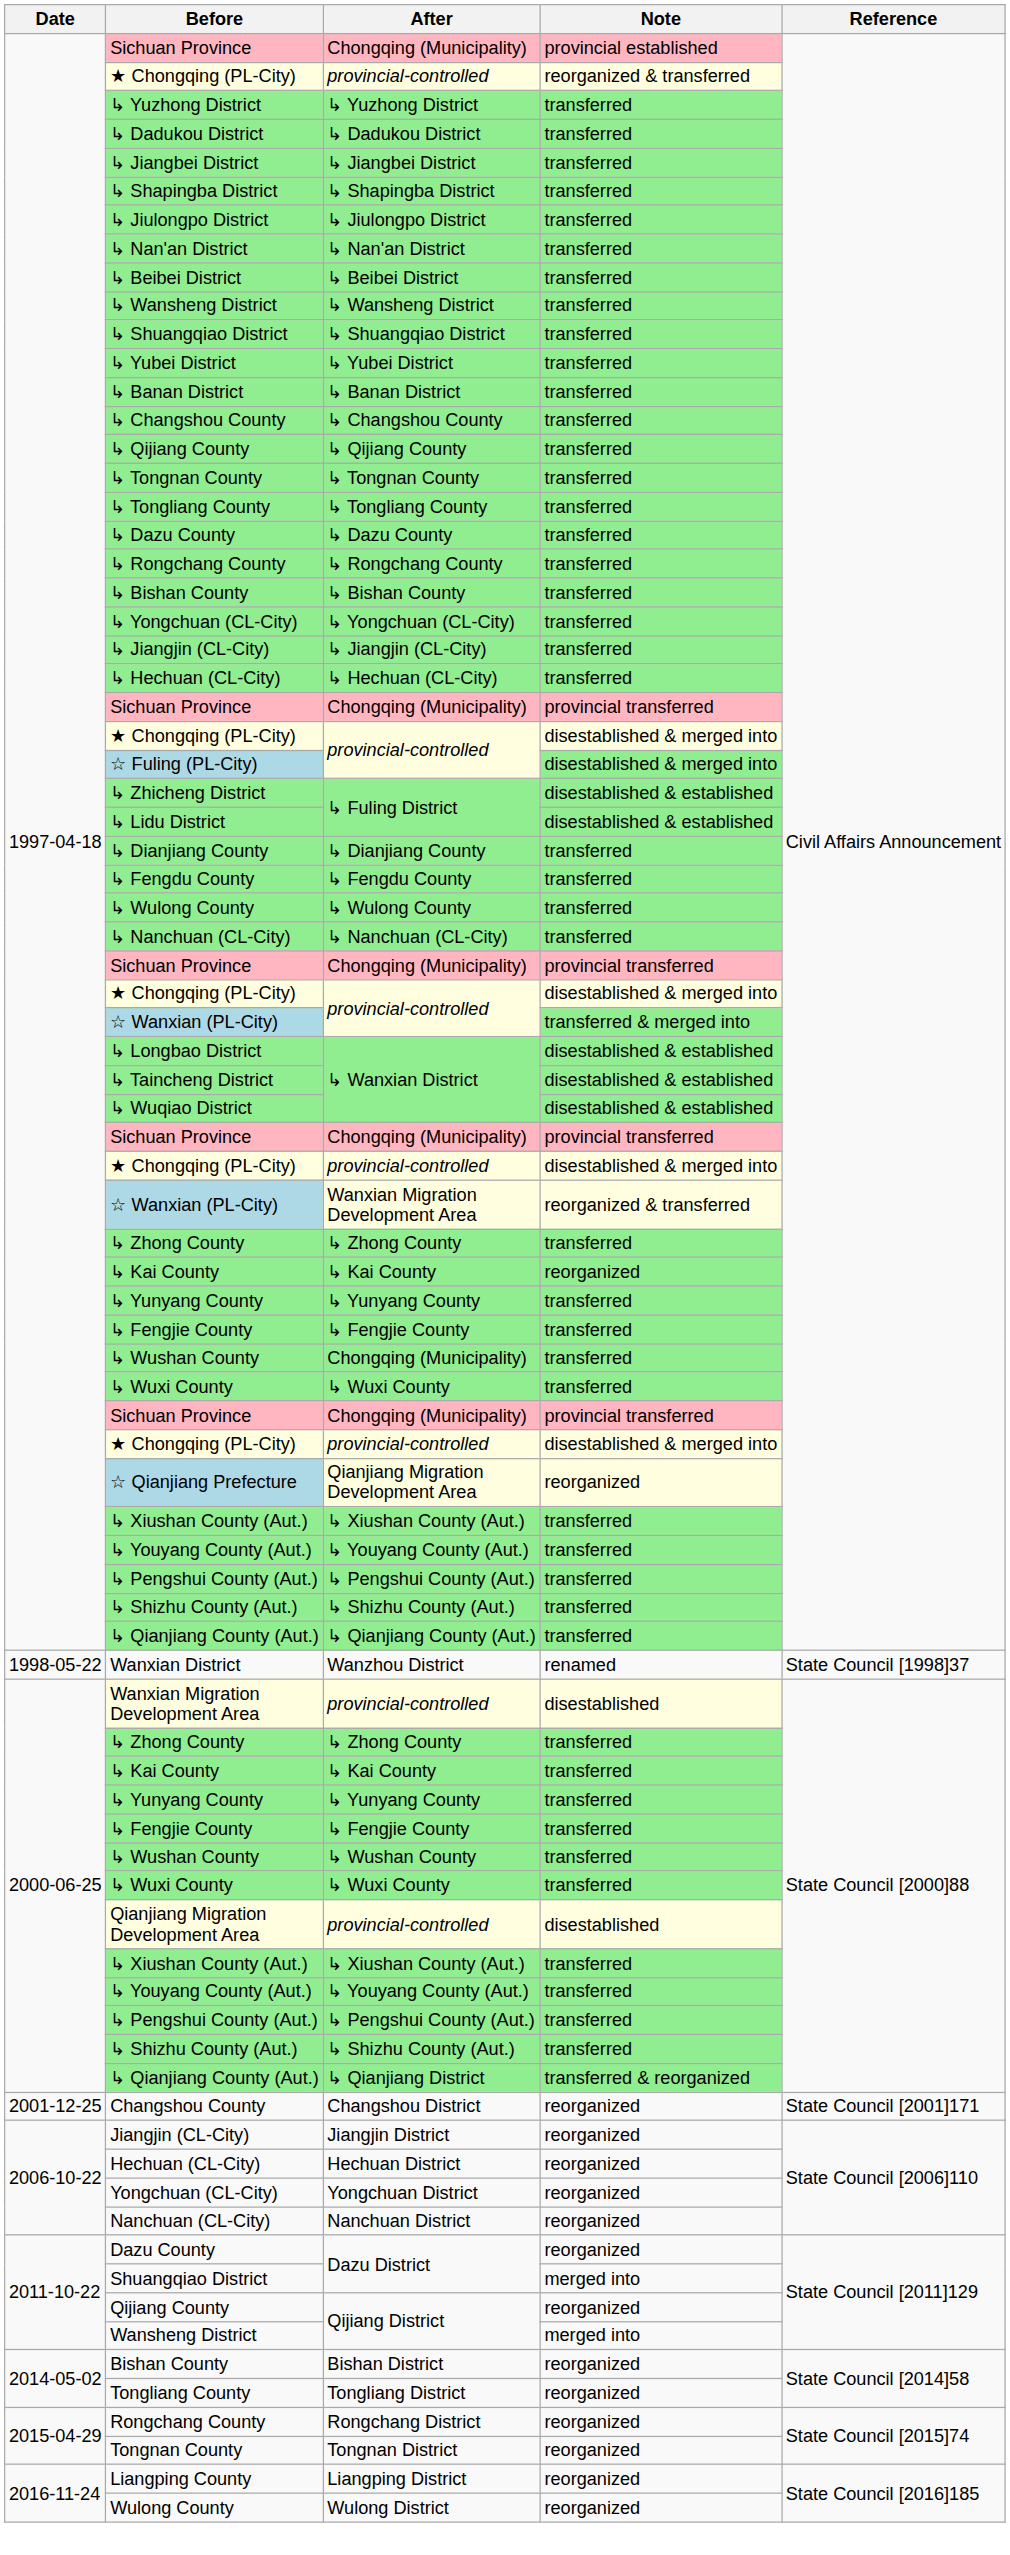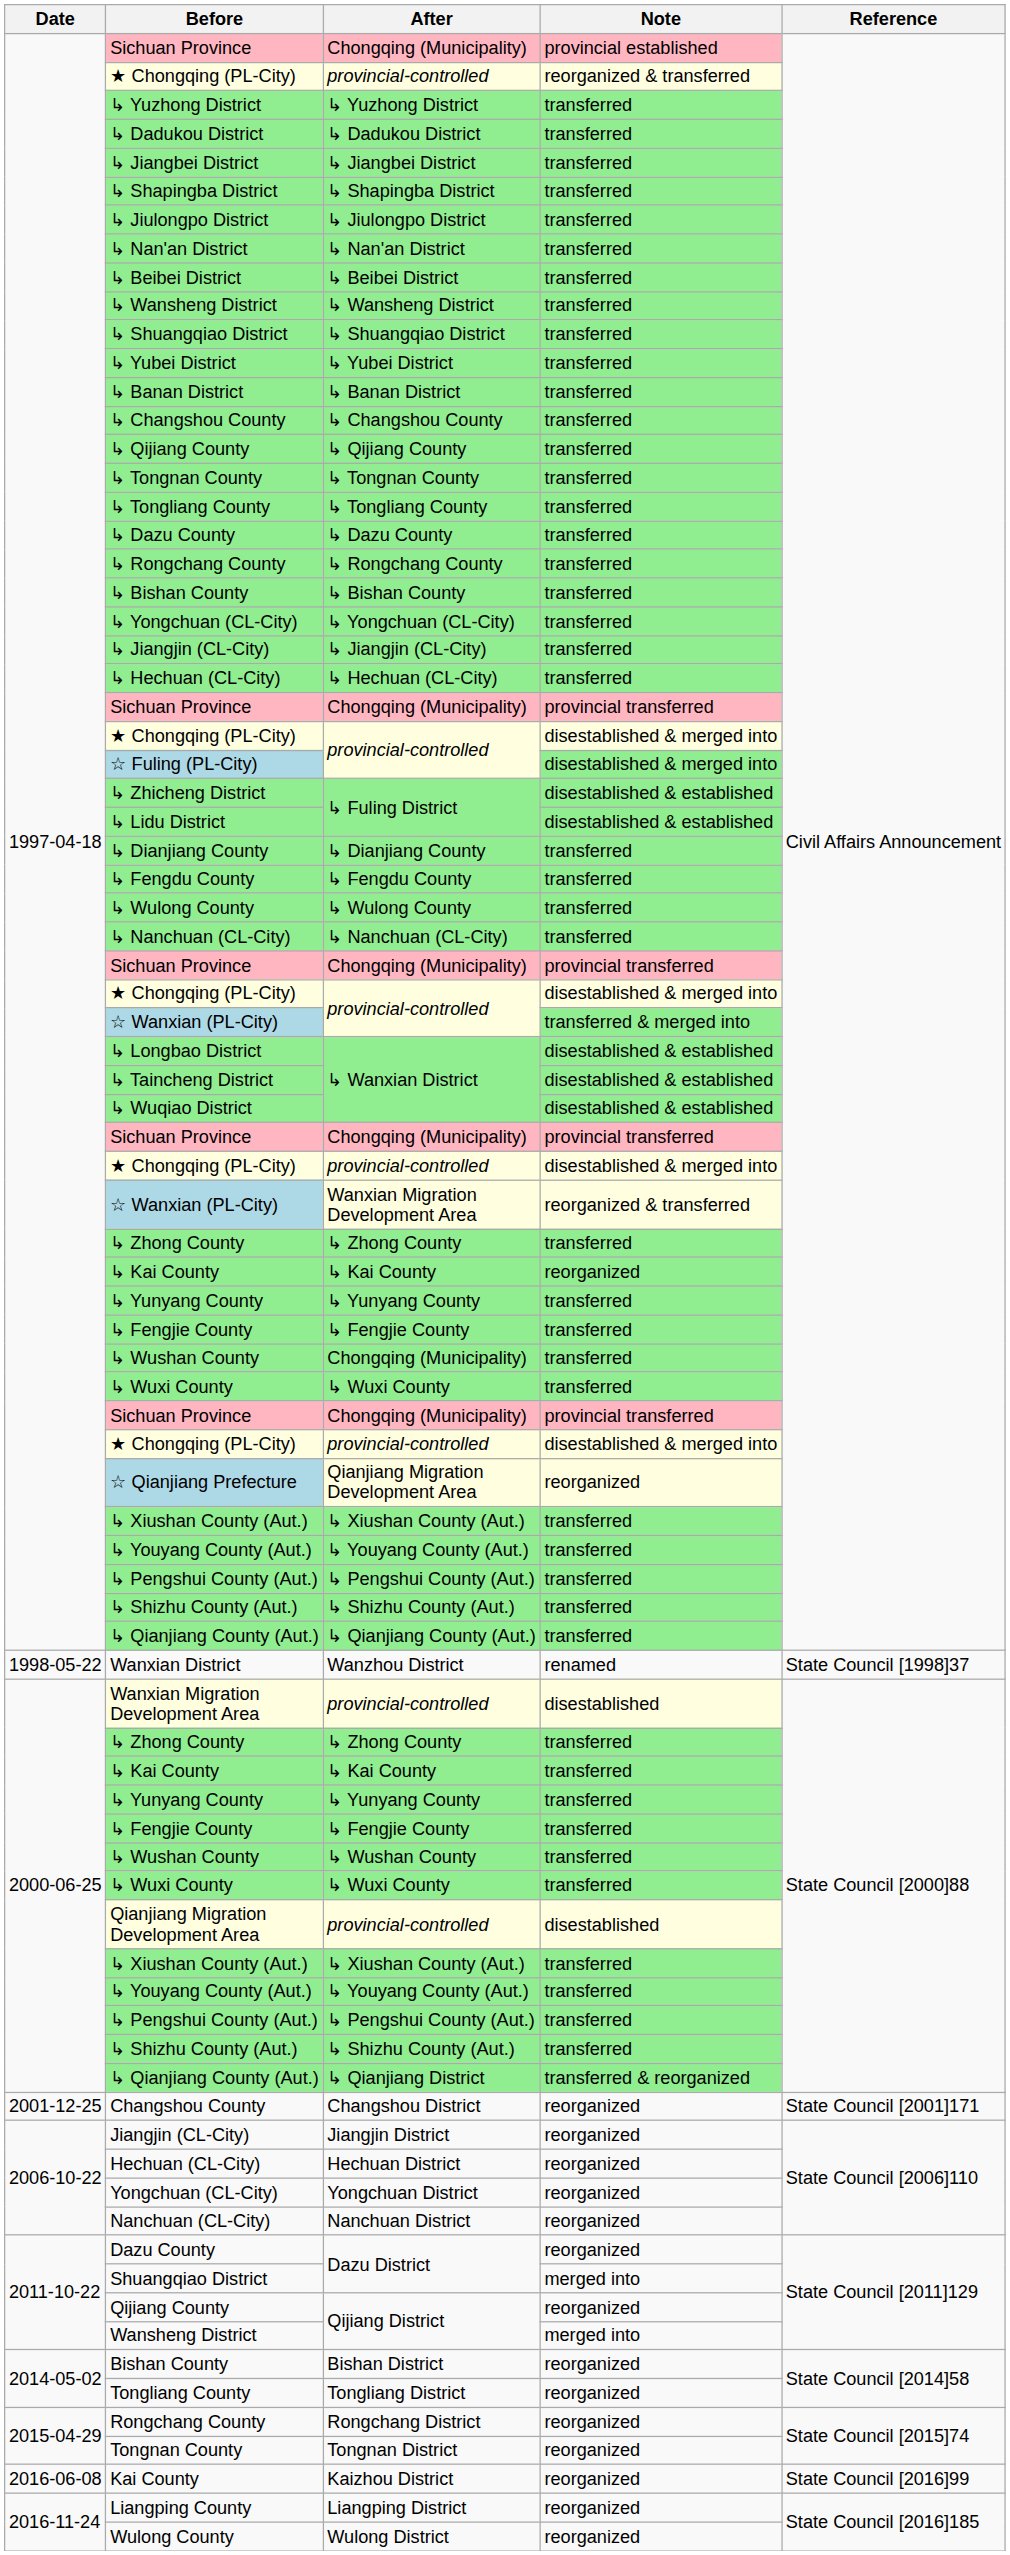+ row: (55, 2479)
